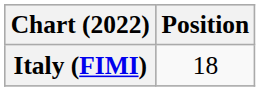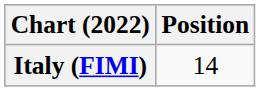(205, 65) 18 -> (205, 65) 14
